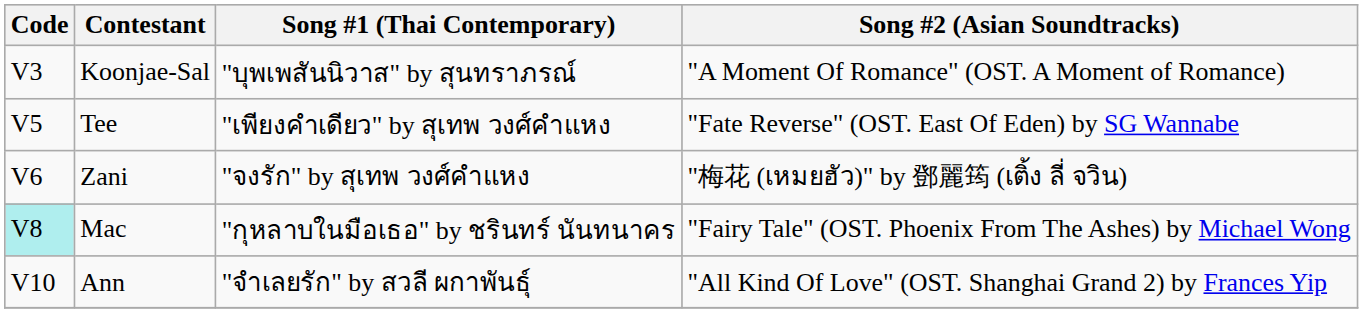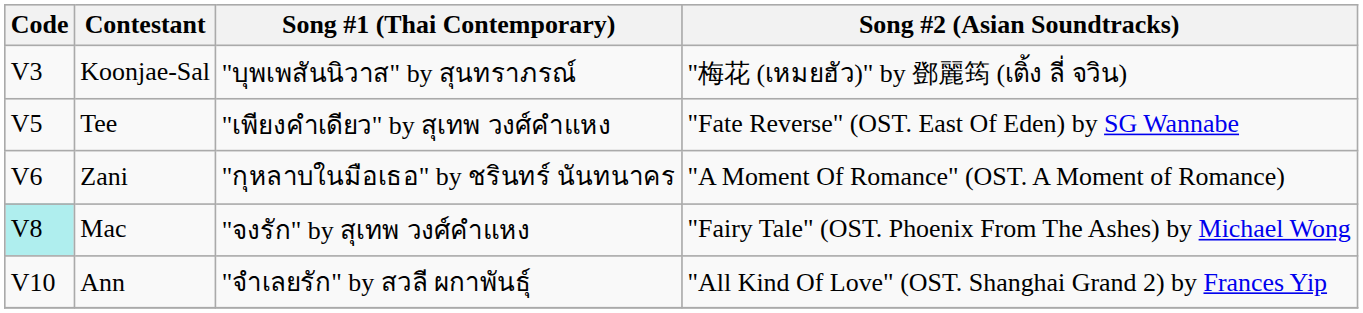(986, 71) "A Moment Of Romance" (OST. A Moment of Romance) -> (907, 72) "梅花 (เหมยฮัว)" by 鄧麗筠 (เติ้ง ลี่ จวิน)
(376, 177) "จงรัก" by สุเทพ วงศ์คำแหง -> (449, 177) "กุหลาบในมือเธอ" by ชรินทร์ นันทนาคร
(907, 177) "梅花 (เหมยฮัว)" by 鄧麗筠 (เติ้ง ลี่ จวิน) -> (986, 176) "A Moment Of Romance" (OST. A Moment of Romance)
(449, 229) "กุหลาบในมือเธอ" by ชรินทร์ นันทนาคร -> (376, 229) "จงรัก" by สุเทพ วงศ์คำแหง
